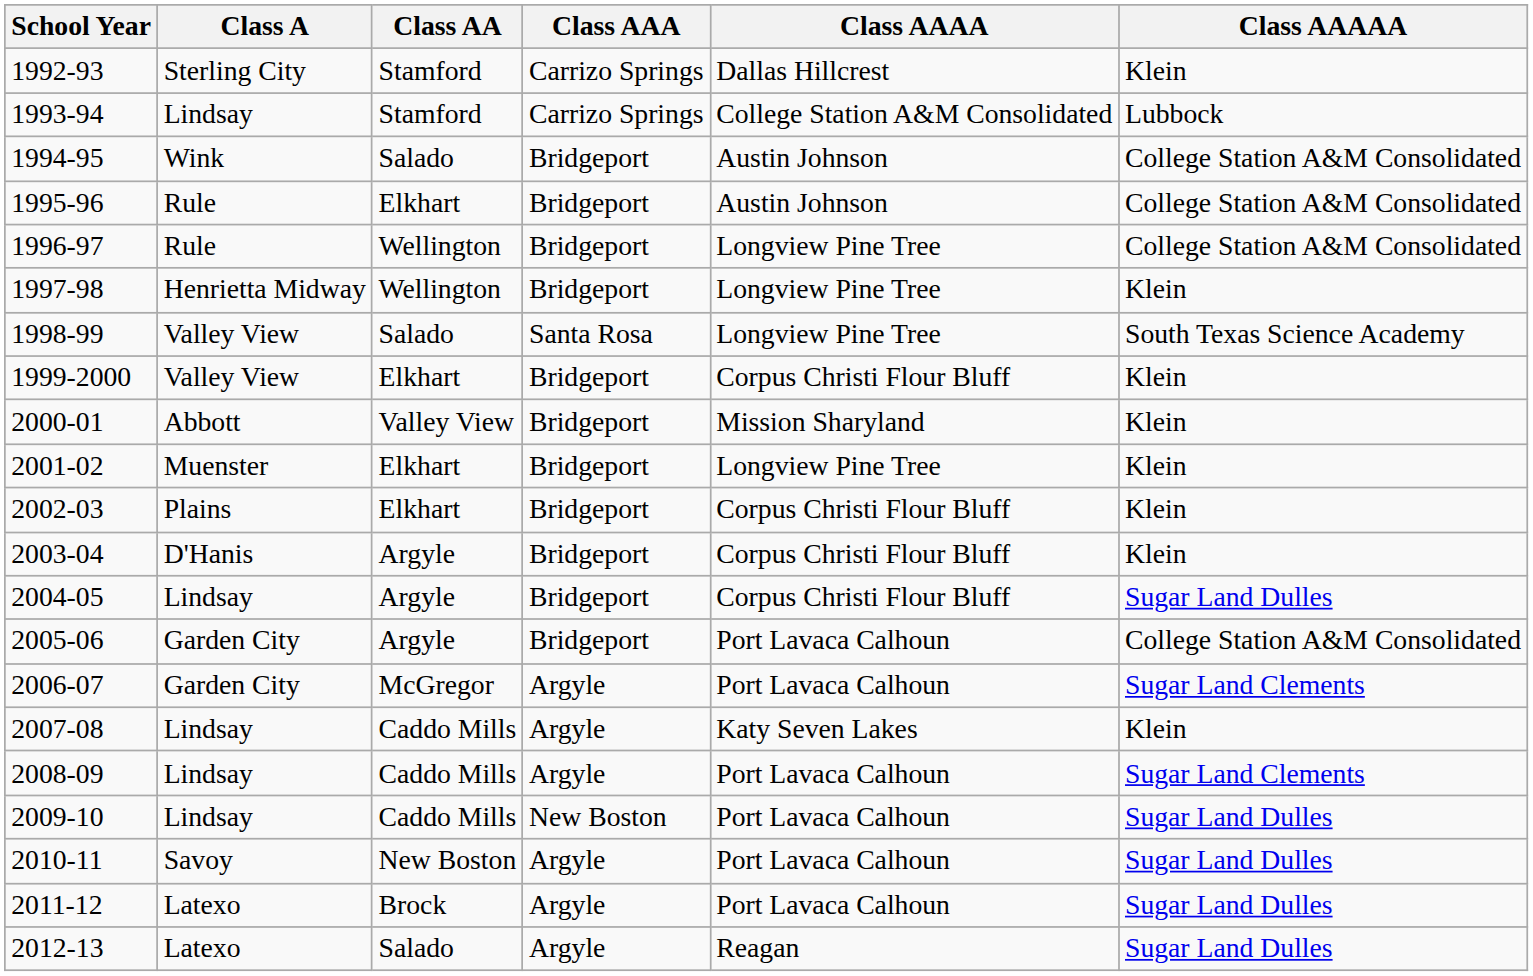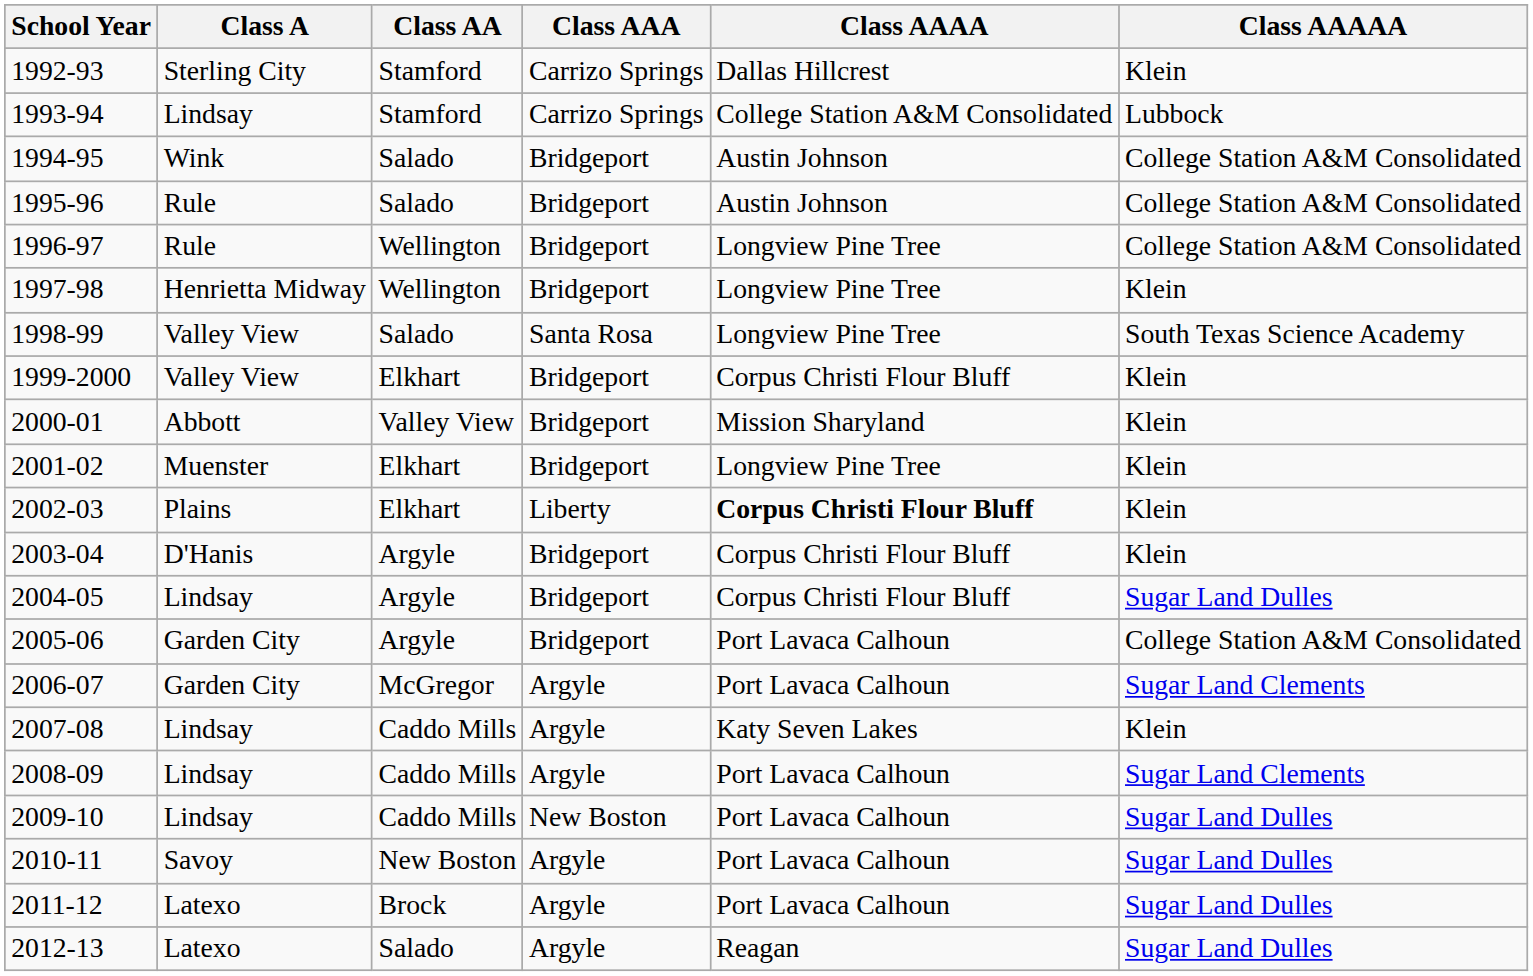(419, 202) Elkhart -> (416, 202) Salado
(589, 509) Bridgeport -> (570, 509) Liberty
(863, 509) normal -> (875, 509) bold
